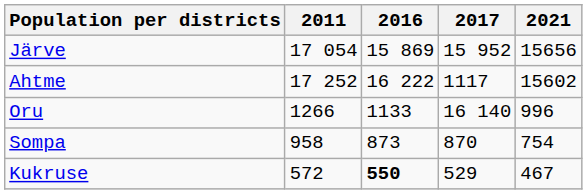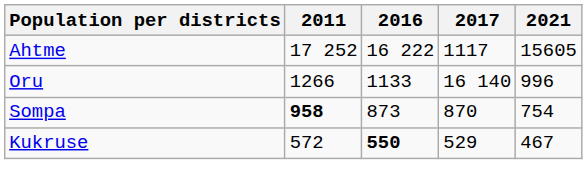- row: (37, 51)
(549, 82) 15602 -> (549, 51) 15605
(307, 143) normal -> (307, 112) bold
